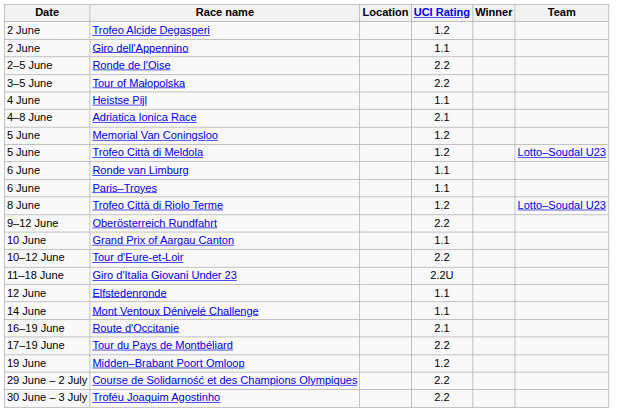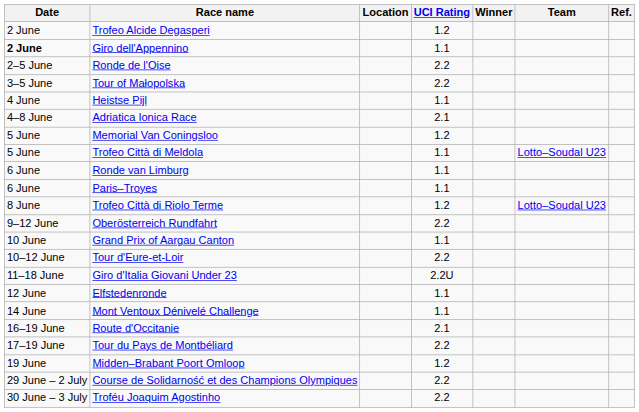+ column: (622, 13)
(23, 48) normal -> (24, 48) bold
(442, 153) 1.2 -> (442, 153) 1.1
